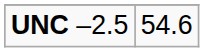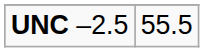(167, 25) 54.6 -> (167, 25) 55.5
